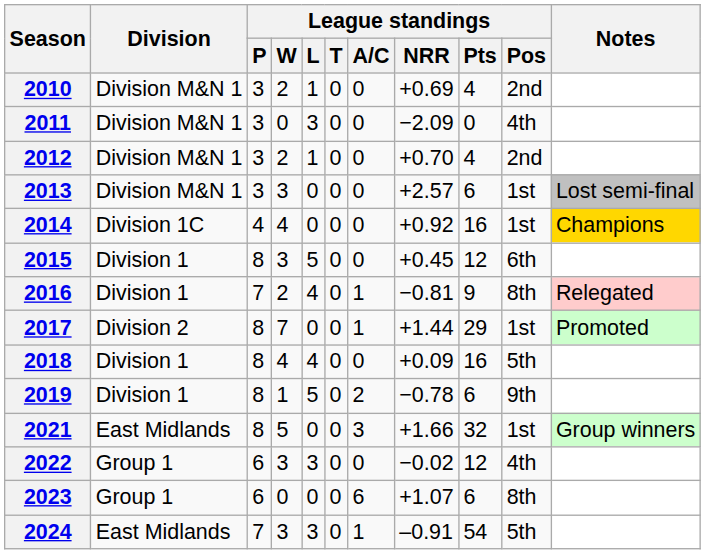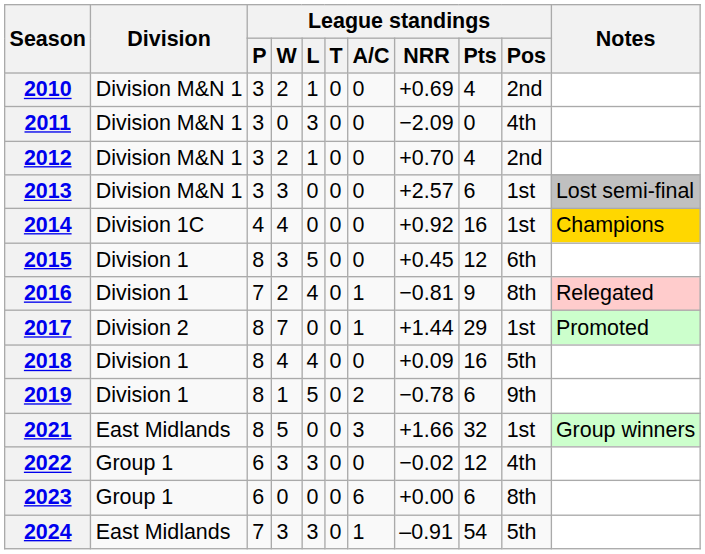(426, 497) +1.07 -> (426, 497) +0.00
